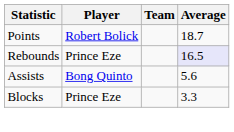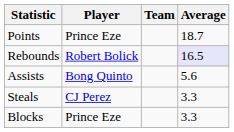(102, 35) Robert Bolick -> (93, 35) Prince Eze
(93, 55) Prince Eze -> (102, 55) Robert Bolick
+ row: (23, 96)
